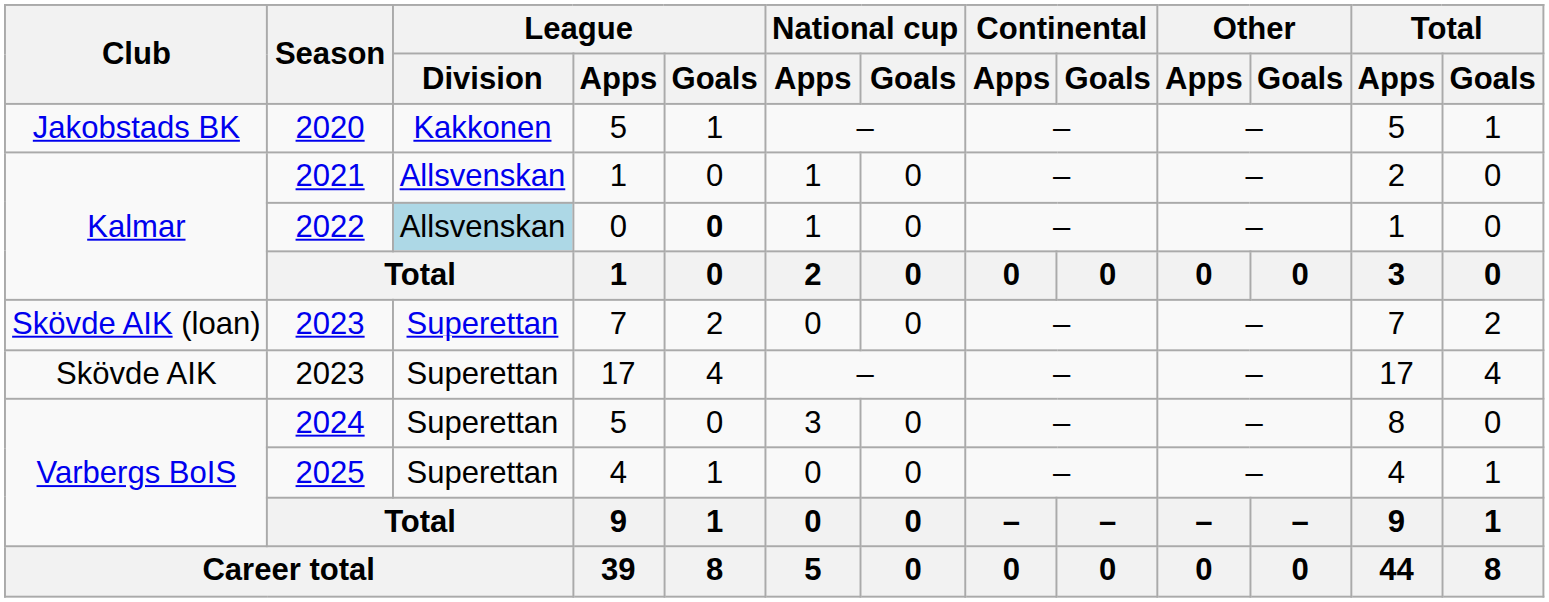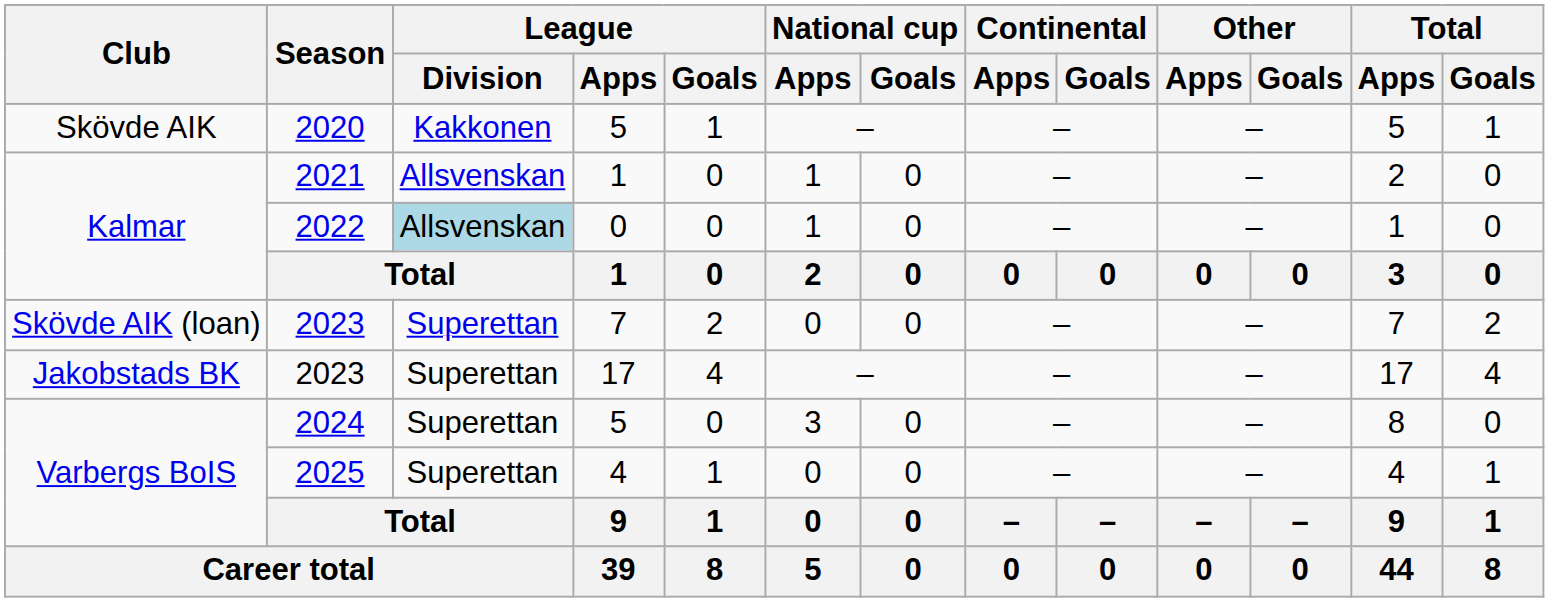(136, 127) Jakobstads BK -> (136, 127) Skövde AIK
(715, 226) bold -> (715, 226) normal
(136, 373) Skövde AIK -> (136, 373) Jakobstads BK
